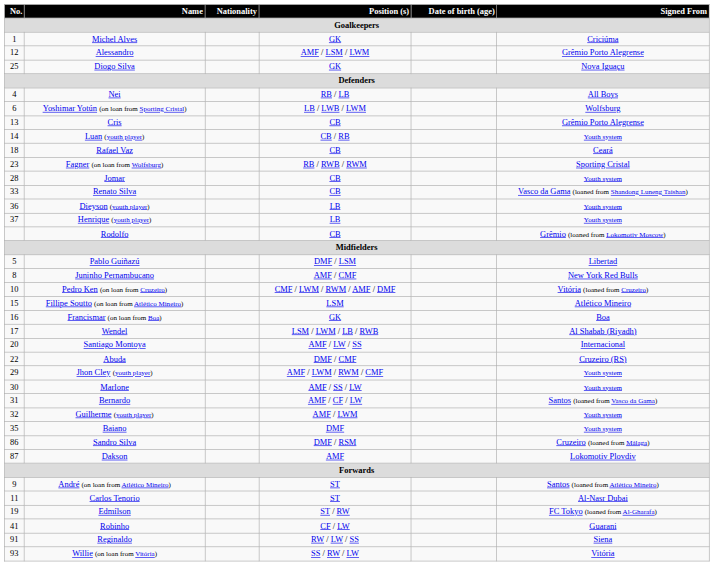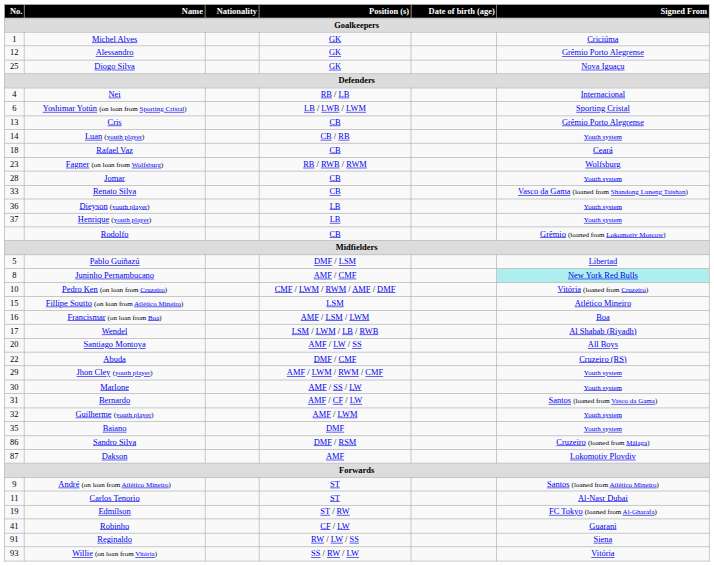(335, 52) AMF / LSM / LWM -> (335, 52) GK
(603, 94) All Boys -> (603, 94) Internacional
(603, 108) Wolfsburg -> (603, 108) Sporting Cristal
(603, 164) Sporting Cristal -> (603, 164) Wolfsburg
(603, 275) no background -> (603, 275) paleturquoise background
(335, 317) GK -> (335, 317) AMF / LSM / LWM
(603, 344) Internacional -> (603, 344) All Boys
